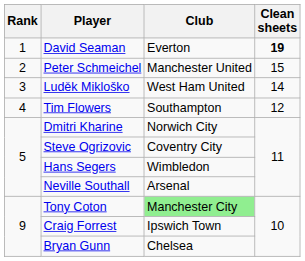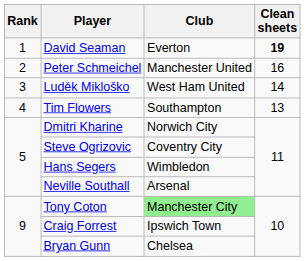(277, 68) 15 -> (277, 68) 16
(277, 107) 12 -> (277, 107) 13
